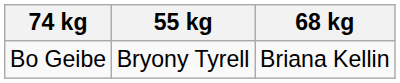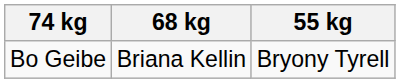columns swapped: (325, 22) <-> (183, 22)
